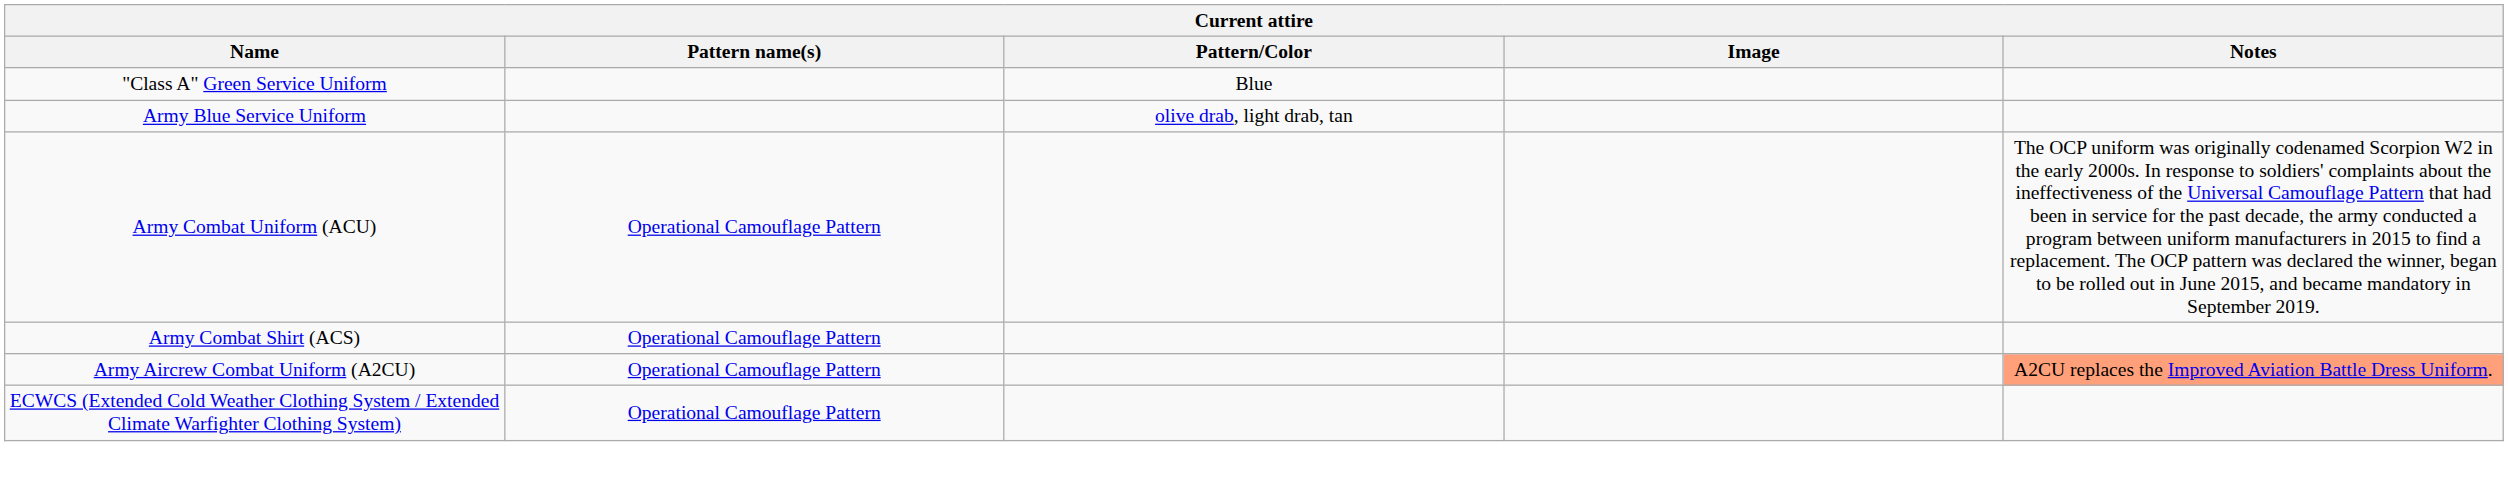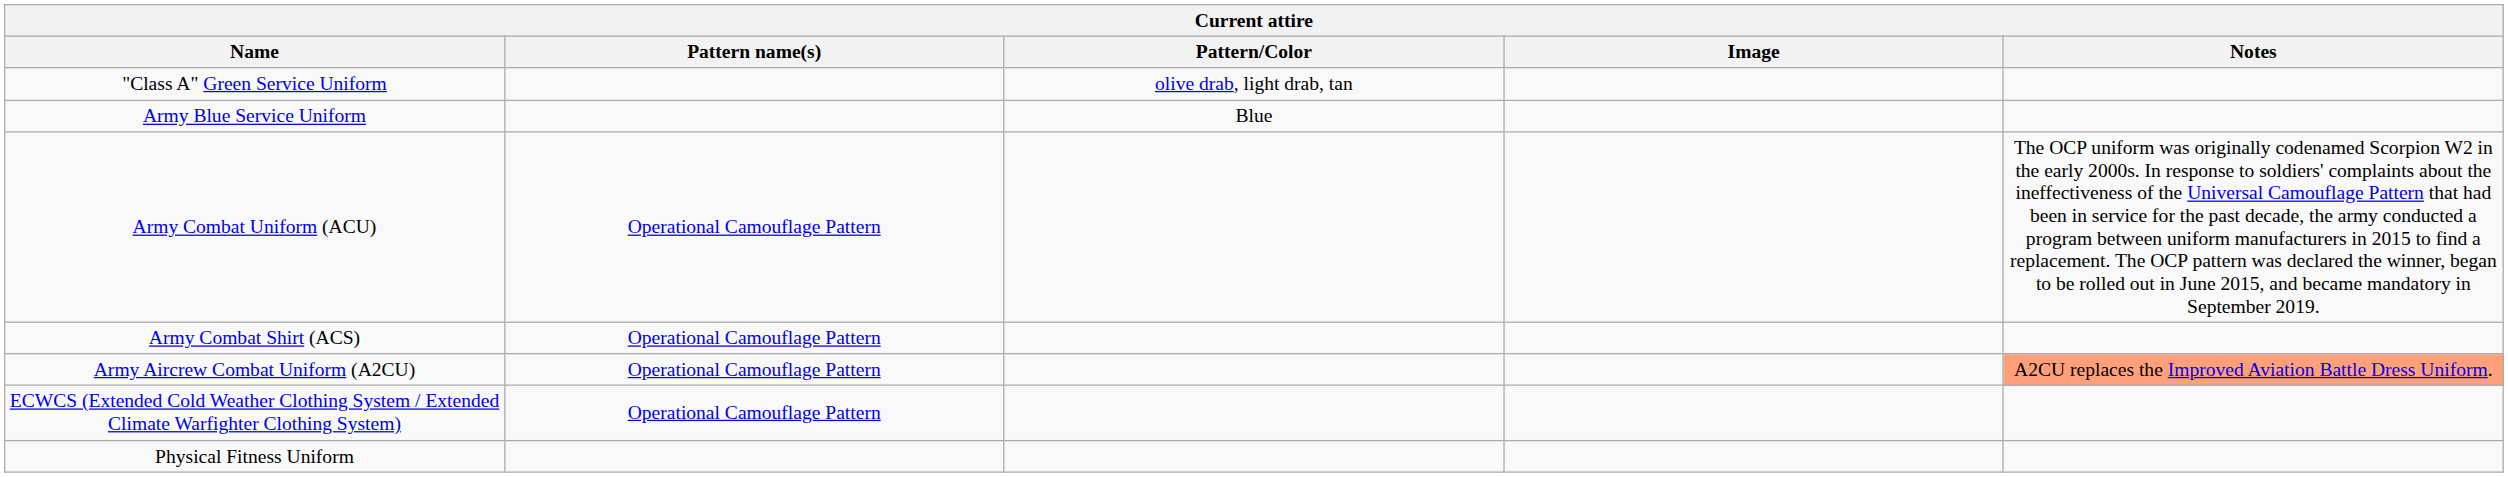(1254, 83) Blue -> (1254, 83) olive drab, light drab, tan
(1254, 115) olive drab, light drab, tan -> (1254, 115) Blue
+ row: (254, 455)
